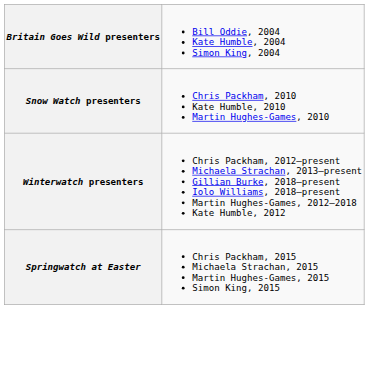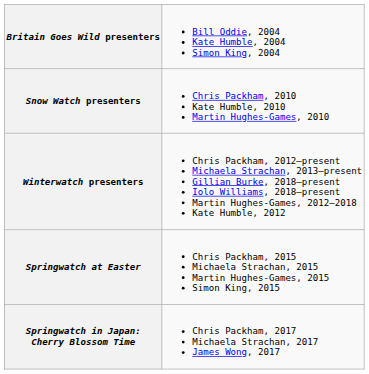+ row: (83, 337)
